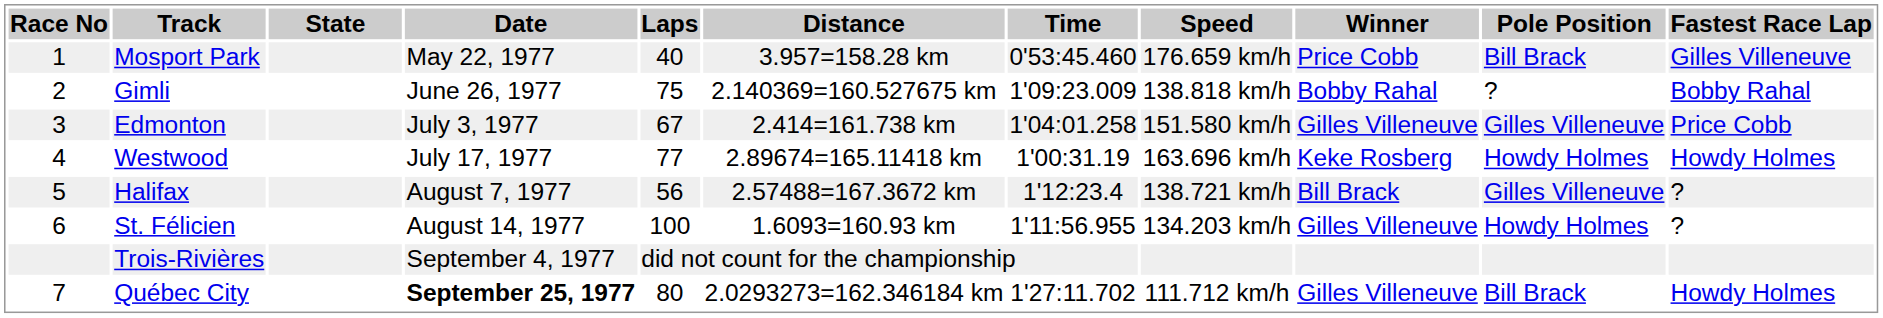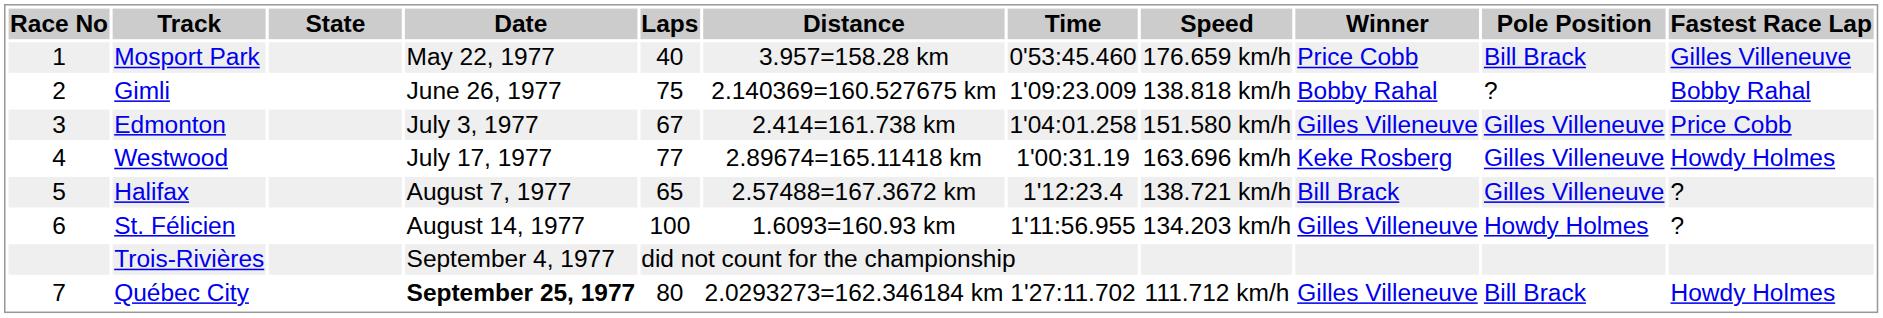(1566, 158) Howdy Holmes -> (1574, 158) Gilles Villeneuve
(670, 191) 56 -> (670, 191) 65
